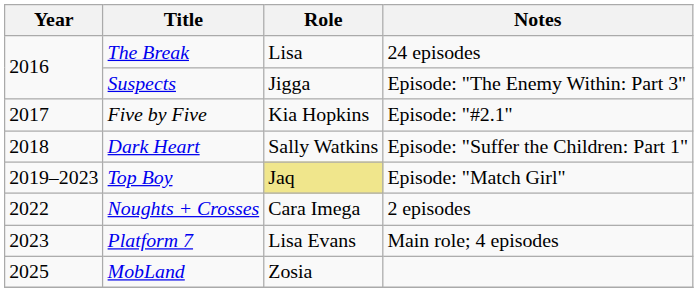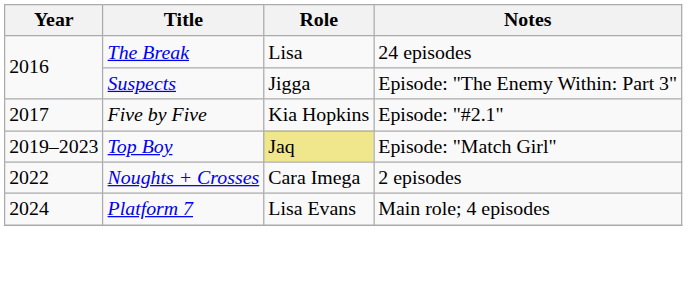- row: (154, 146)
(29, 240) 2023 -> (29, 209) 2024
- row: (146, 271)
